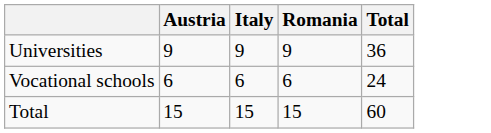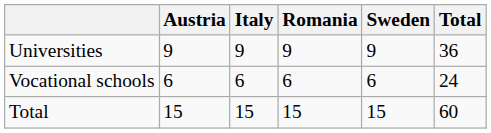+ column: (398, 19)
